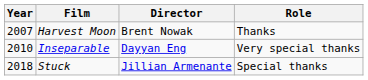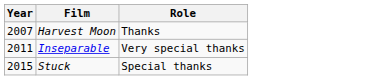- column: (176, 13)
(20, 48) 2010 -> (20, 48) 2011
(20, 66) 2018 -> (20, 66) 2015
